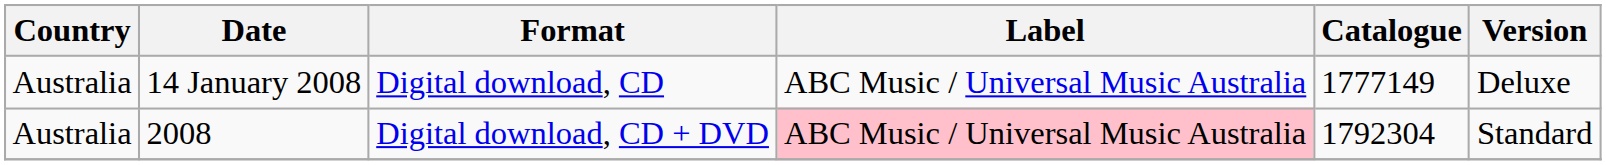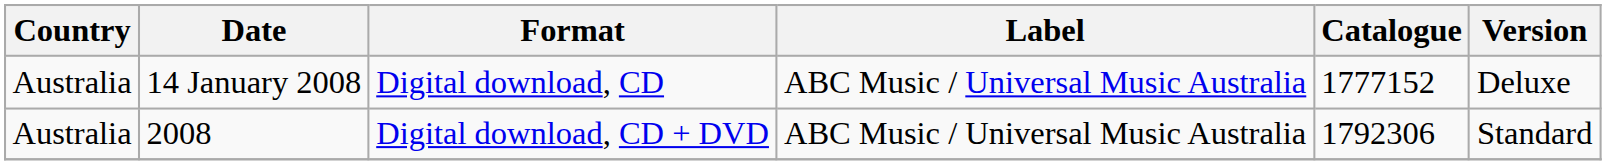(1378, 81) 1777149 -> (1378, 81) 1777152
(1045, 133) pink background -> (1045, 133) no background
(1378, 133) 1792304 -> (1378, 133) 1792306
